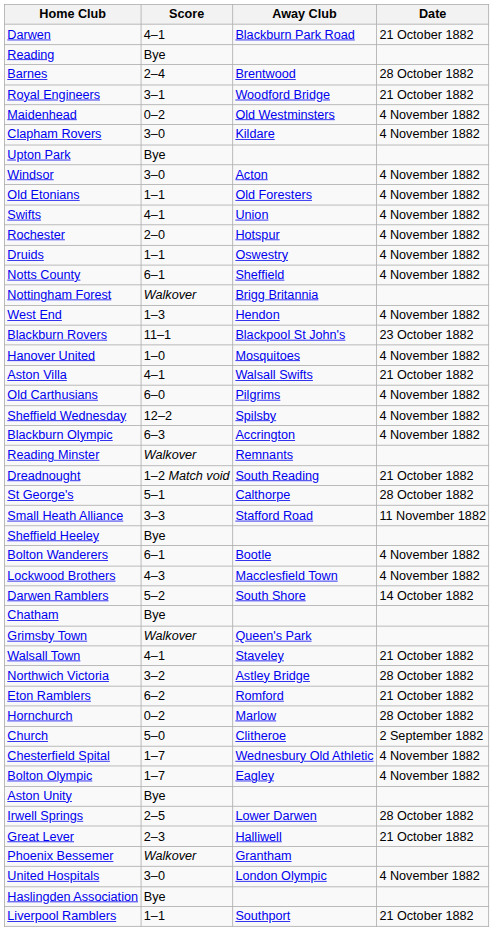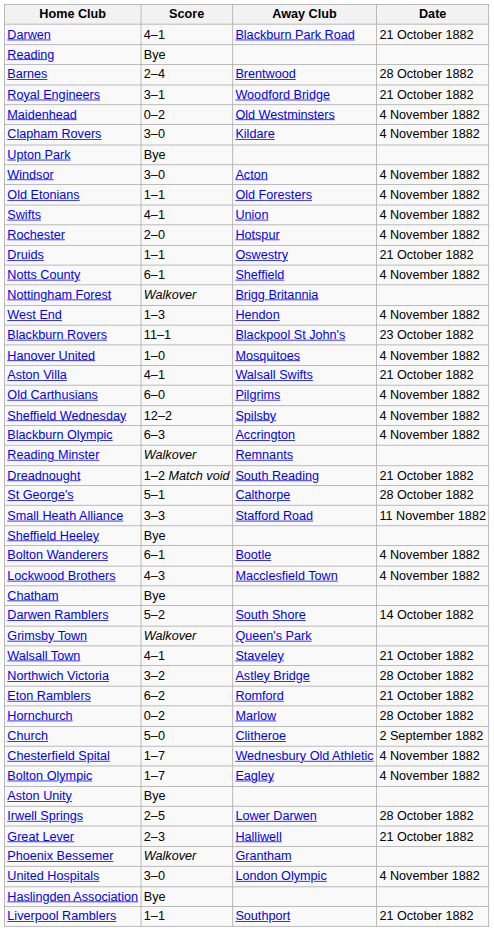(430, 255) 4 November 1882 -> (426, 255) 21 October 1882
rows swapped: (58, 595) <-> (33, 615)
